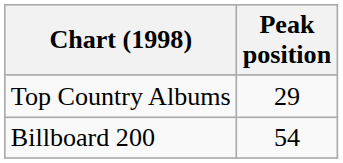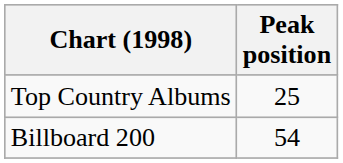(287, 95) 29 -> (287, 95) 25
